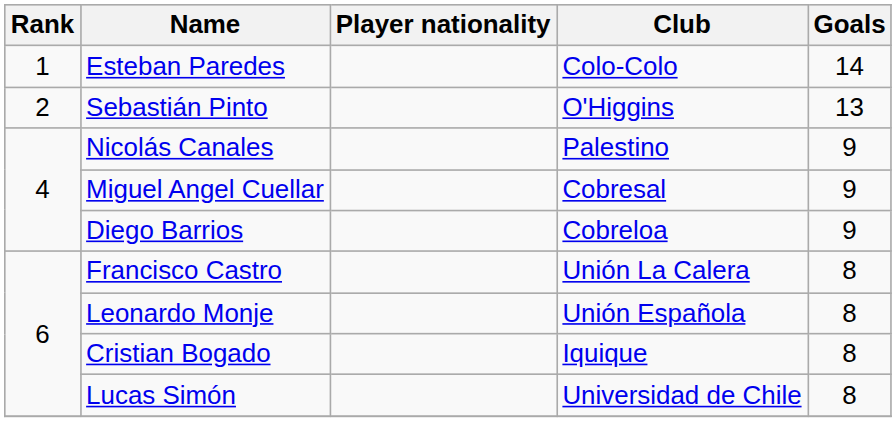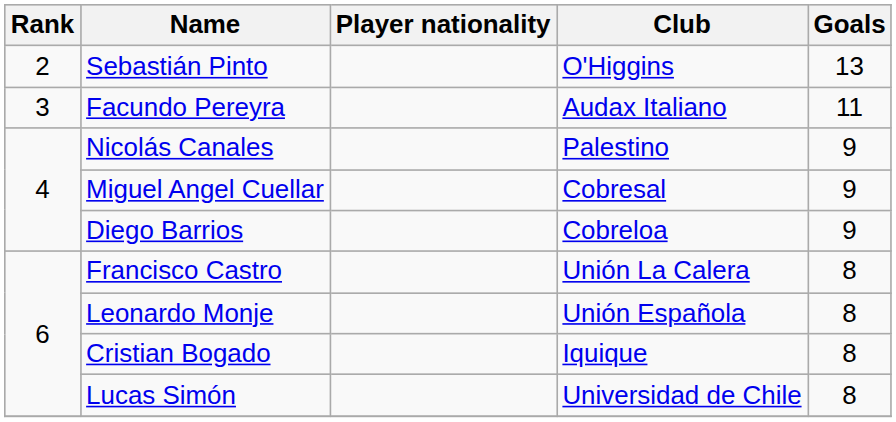- row: (186, 66)
+ row: (186, 107)
